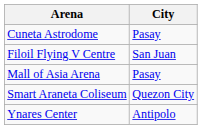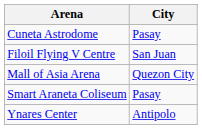(147, 74) Pasay -> (163, 74) Quezon City
(163, 94) Quezon City -> (147, 94) Pasay
